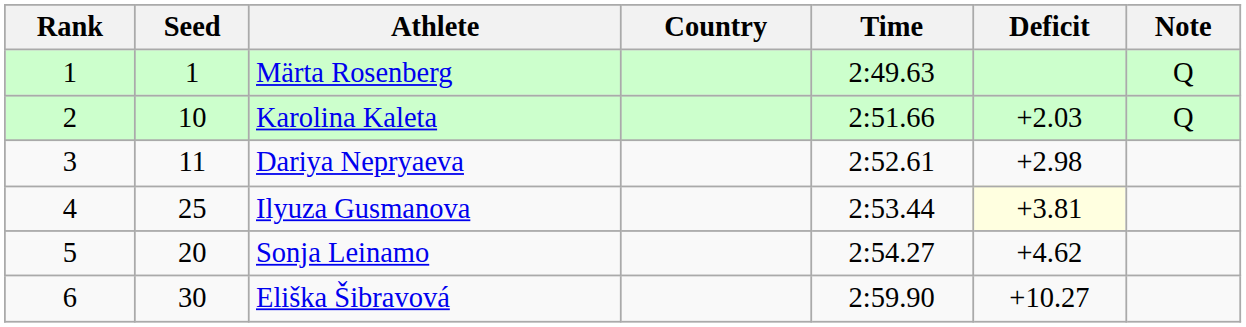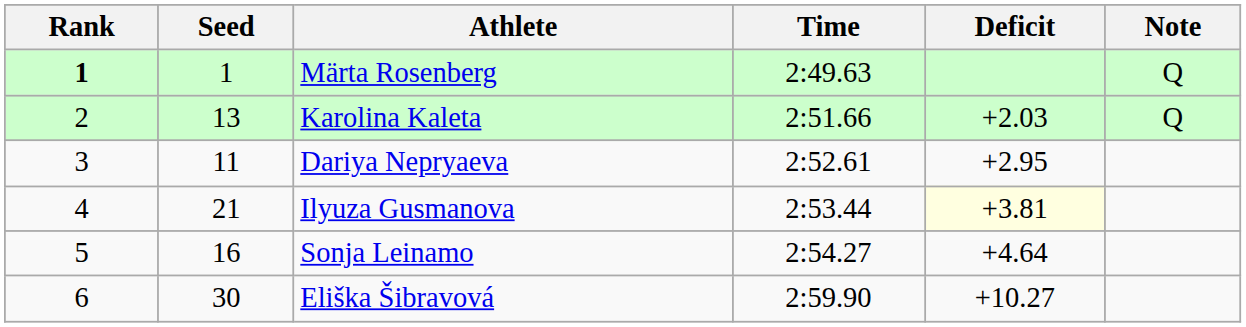- column: (716, 27)
(70, 72) normal -> (82, 72) bold
(192, 117) 10 -> (226, 117) 13
(1049, 162) +2.98 -> (1015, 162) +2.95
(192, 207) 25 -> (226, 207) 21
(192, 252) 20 -> (226, 252) 16
(1049, 252) +4.62 -> (1015, 252) +4.64
